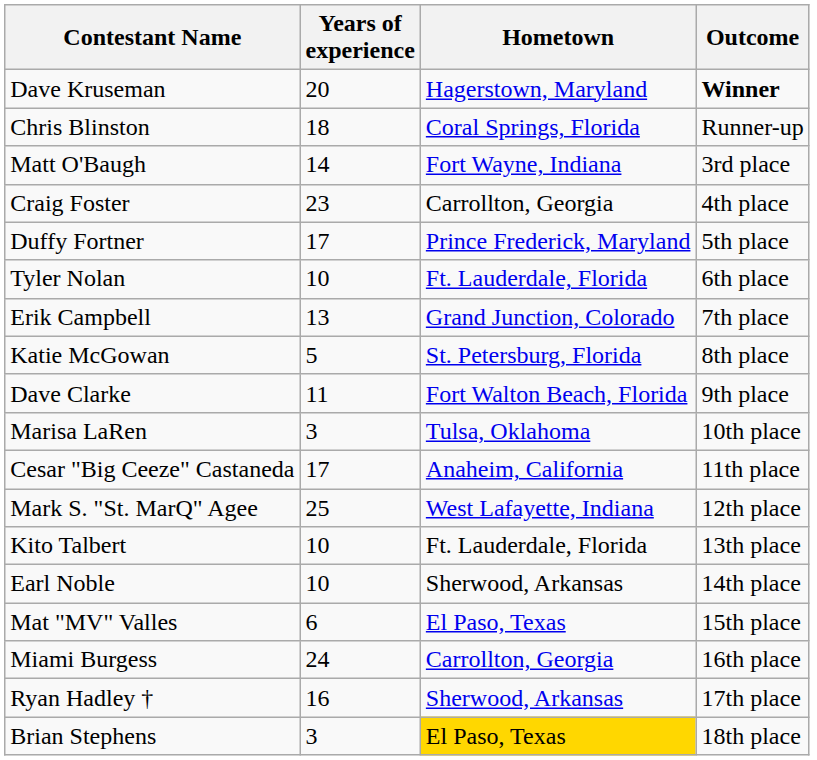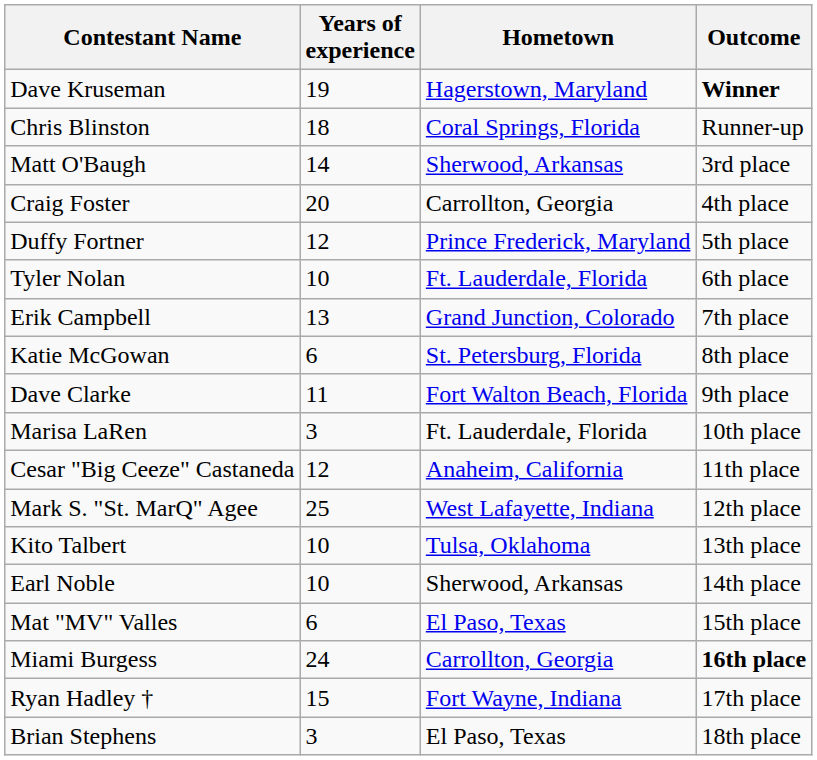(318, 88) 20 -> (318, 88) 19
(524, 164) Fort Wayne, Indiana -> (525, 164) Sherwood, Arkansas
(318, 202) 23 -> (318, 202) 20
(318, 240) 17 -> (318, 240) 12
(312, 355) 5 -> (312, 355) 6
(508, 431) Tulsa, Oklahoma -> (536, 431) Ft. Lauderdale, Florida
(318, 469) 17 -> (318, 469) 12
(536, 545) Ft. Lauderdale, Florida -> (508, 545) Tulsa, Oklahoma
(751, 659) normal -> (754, 659) bold
(318, 697) 16 -> (318, 697) 15
(525, 697) Sherwood, Arkansas -> (524, 697) Fort Wayne, Indiana
(496, 735) gold background -> (496, 735) no background
